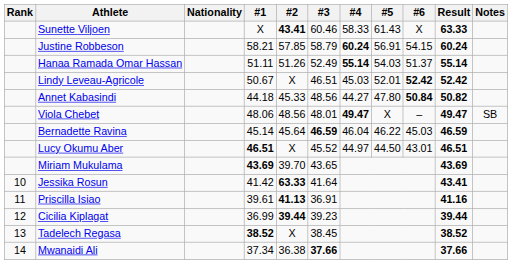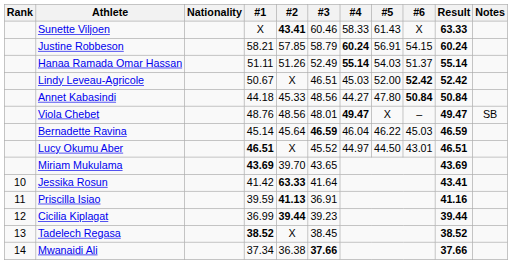(387, 81) 52.01 -> (387, 81) 52.00
(454, 98) 50.82 -> (454, 98) 50.84
(260, 115) 48.06 -> (260, 115) 48.76
(260, 200) 39.61 -> (260, 200) 39.59
